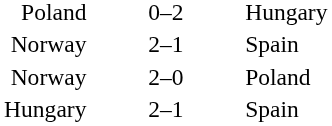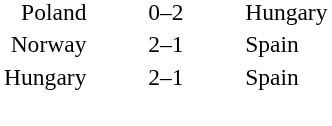- row: (49, 76)
